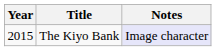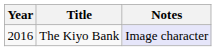(20, 35) 2015 -> (20, 35) 2016
